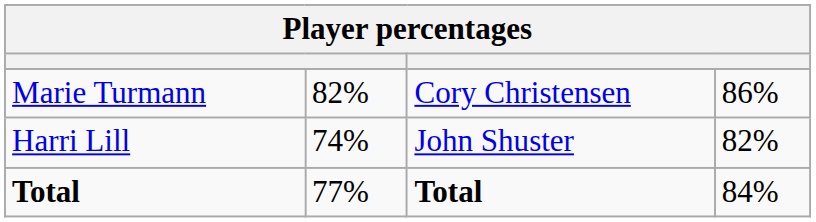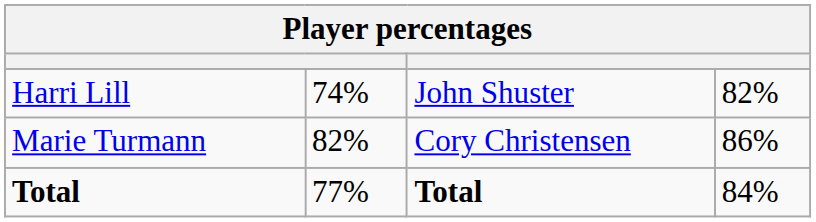rows swapped: (109, 92) <-> (71, 141)
